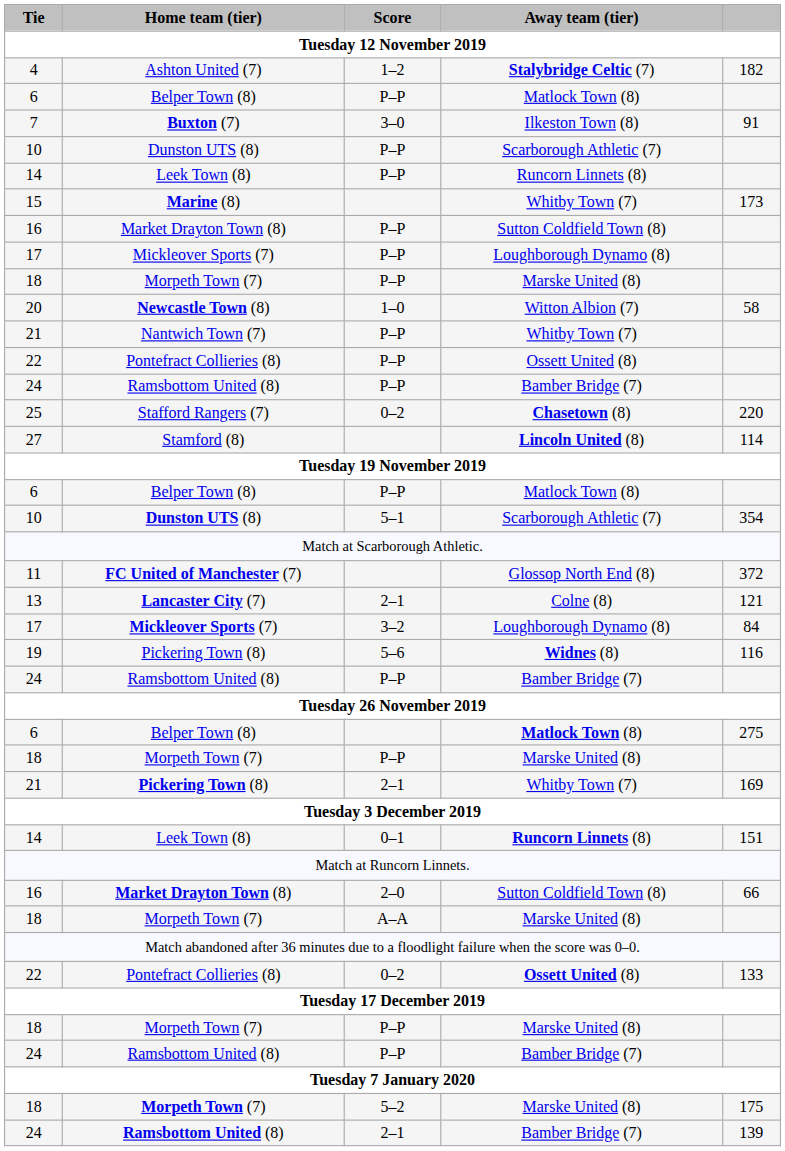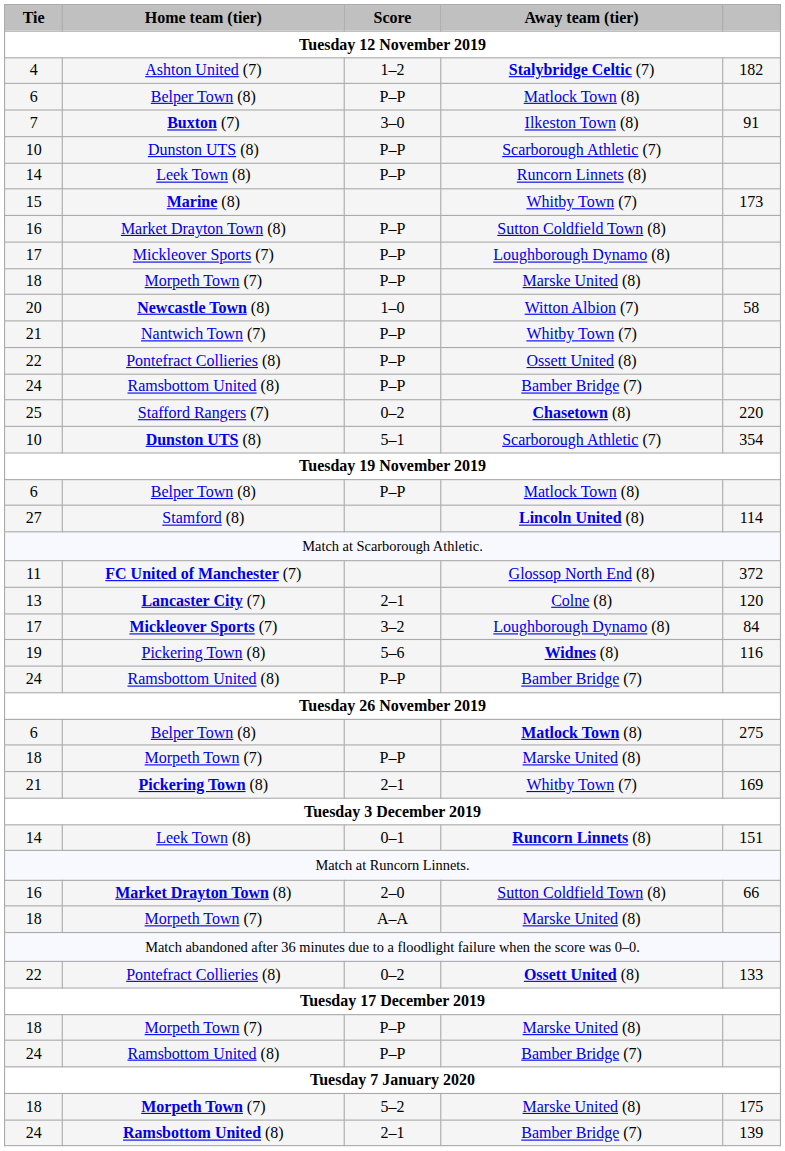rows swapped: (34, 439) <-> (34, 518)
(751, 600) 121 -> (751, 600) 120
